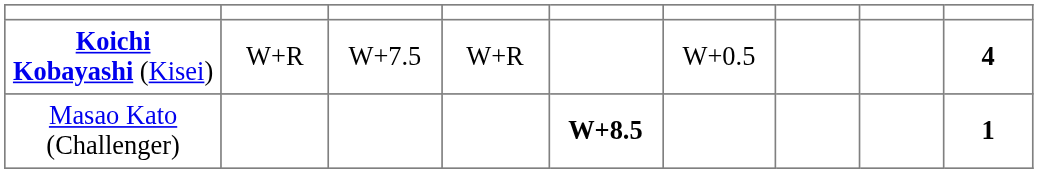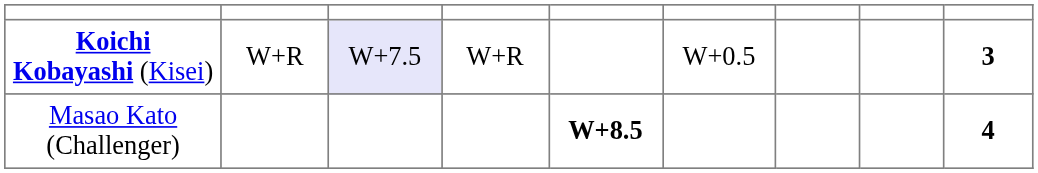(385, 56) no background -> (385, 56) lavender background
(988, 56) 4 -> (988, 56) 3
(988, 130) 1 -> (988, 130) 4
